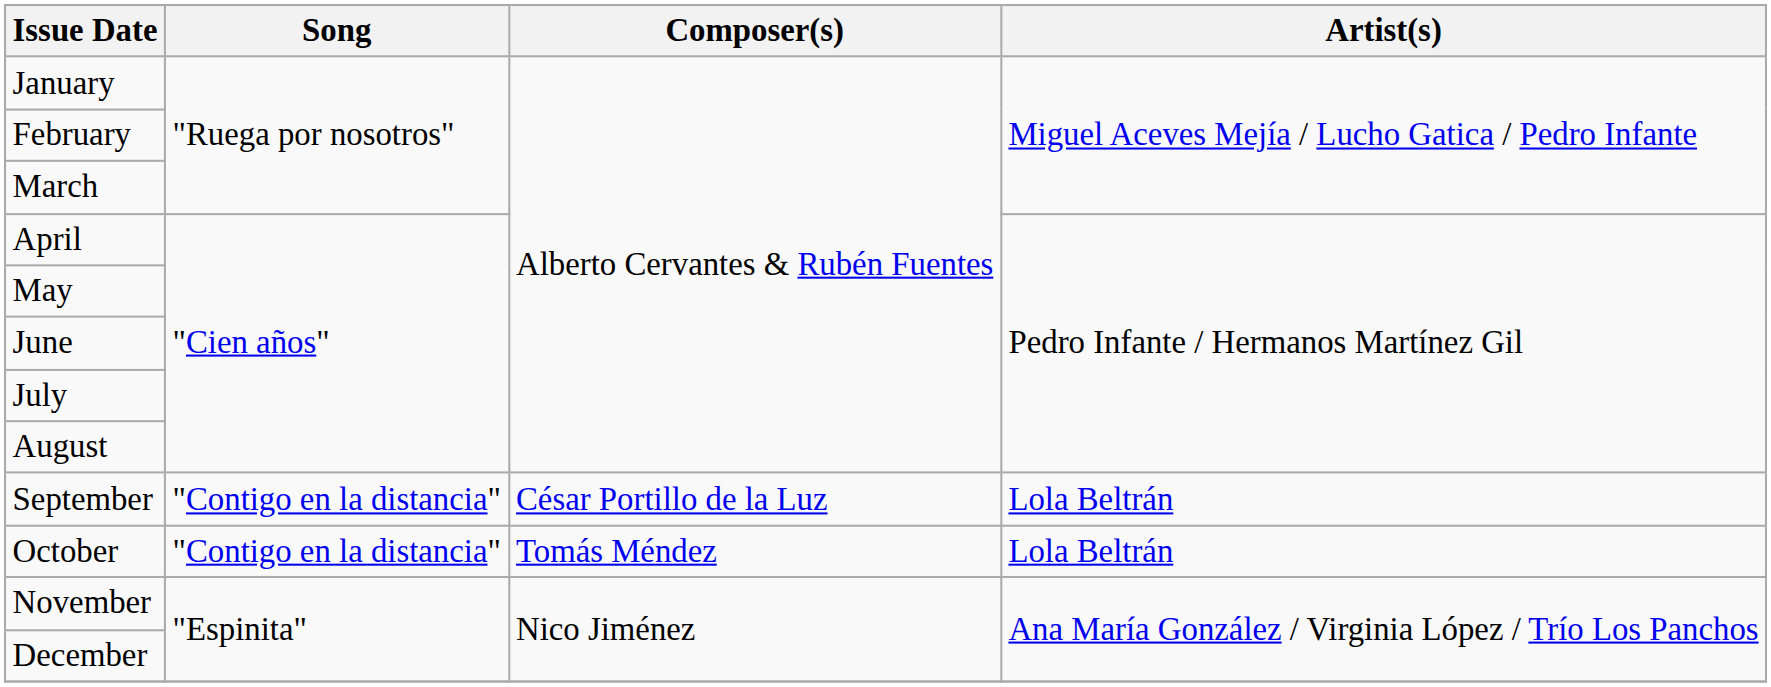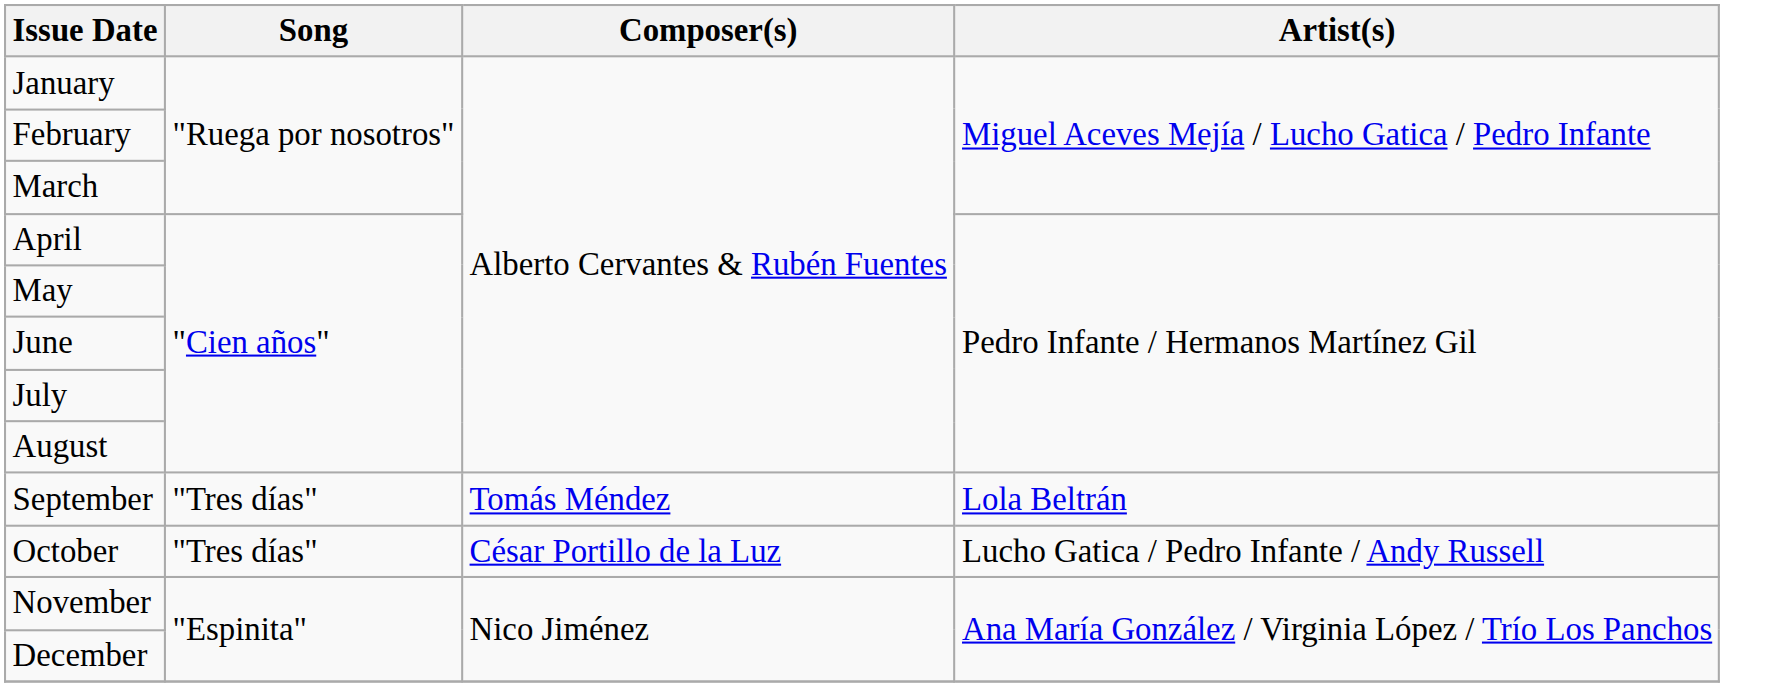(337, 498) "Contigo en la distancia" -> (245, 498) "Tres días"
(672, 498) César Portillo de la Luz -> (570, 498) Tomás Méndez
(337, 550) "Contigo en la distancia" -> (245, 550) "Tres días"
(616, 550) Tomás Méndez -> (625, 550) César Portillo de la Luz
(1091, 550) Lola Beltrán -> (1253, 550) Lucho Gatica / Pedro Infante / Andy Russell
